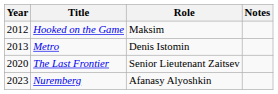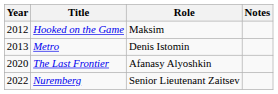(184, 64) Senior Lieutenant Zaitsev -> (170, 64) Afanasy Alyoshkin
(18, 81) 2023 -> (18, 81) 2022
(170, 81) Afanasy Alyoshkin -> (184, 81) Senior Lieutenant Zaitsev
